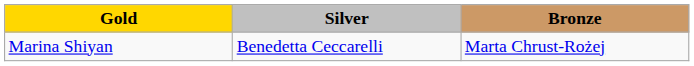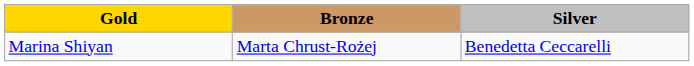columns swapped: (347, 18) <-> (575, 18)
